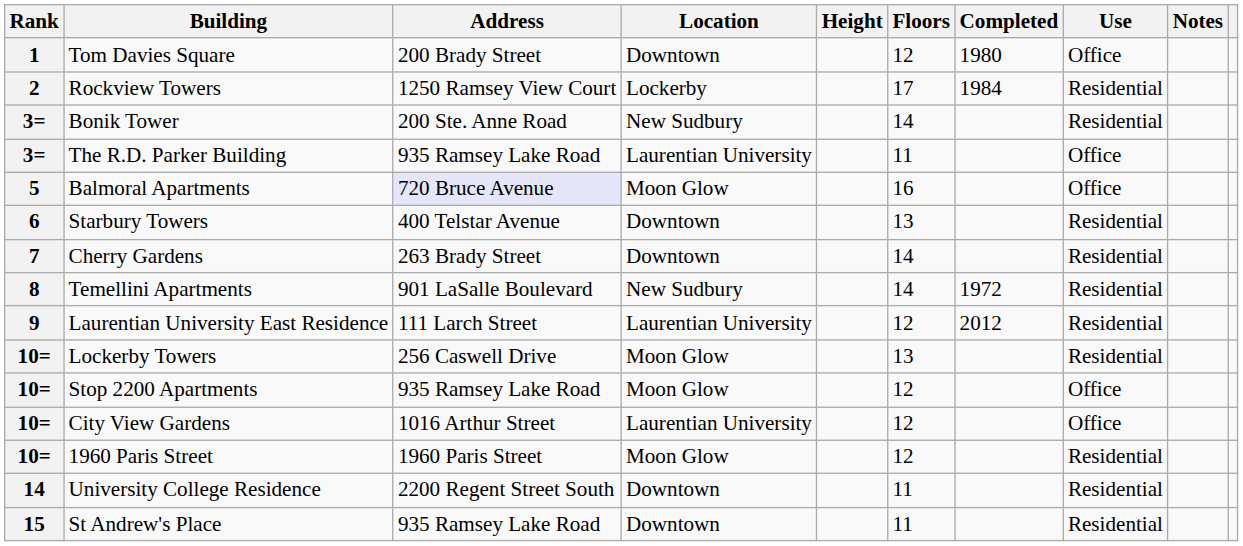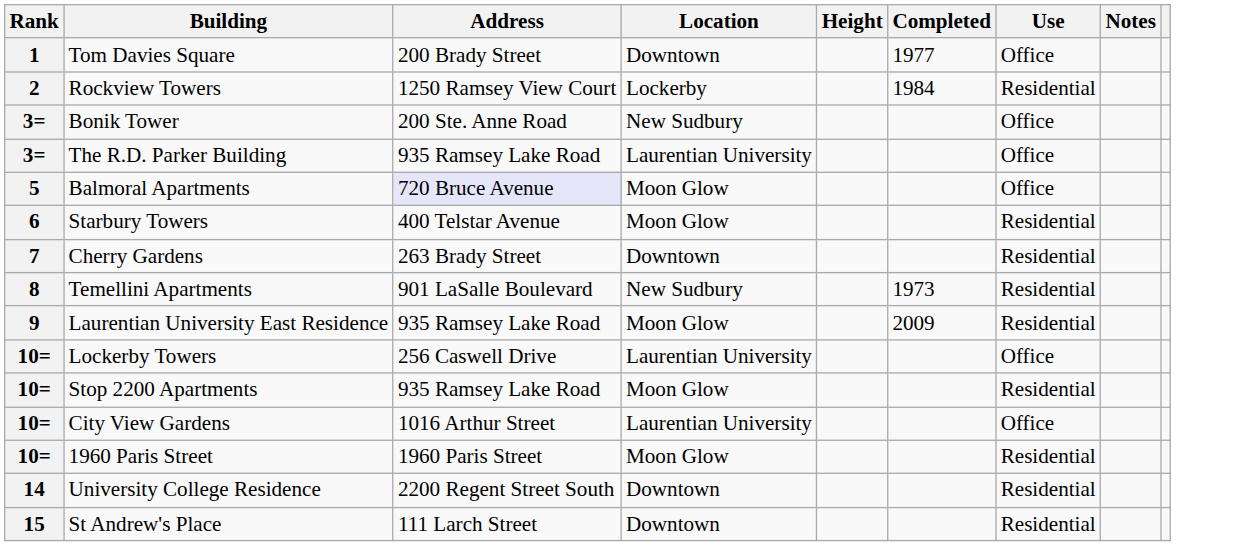- column: (921, 21)
(981, 54) 1980 -> (914, 54) 1977
(1115, 121) Residential -> (1027, 121) Office
(673, 222) Downtown -> (677, 222) Moon Glow
(981, 289) 1972 -> (914, 289) 1973
(468, 322) 111 Larch Street -> (499, 322) 935 Ramsey Lake Road
(719, 322) Laurentian University -> (677, 322) Moon Glow
(981, 322) 2012 -> (914, 322) 2009
(677, 356) Moon Glow -> (719, 356) Laurentian University
(1115, 356) Residential -> (1027, 356) Office
(1095, 389) Office -> (1048, 389) Residential
(499, 523) 935 Ramsey Lake Road -> (468, 523) 111 Larch Street
